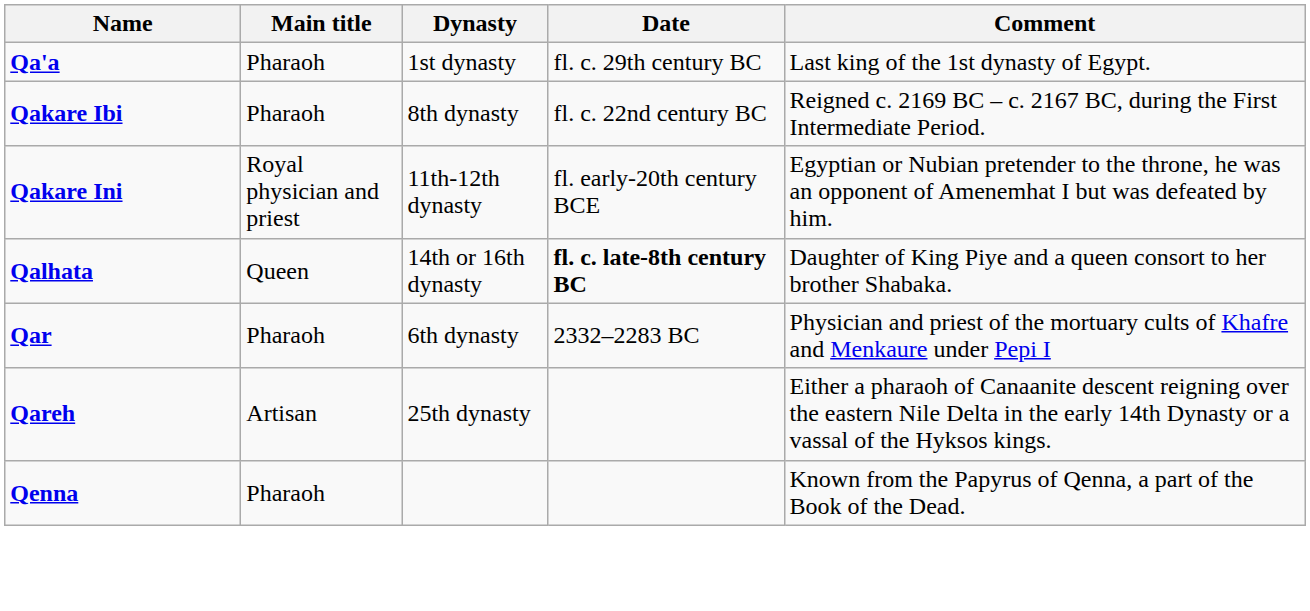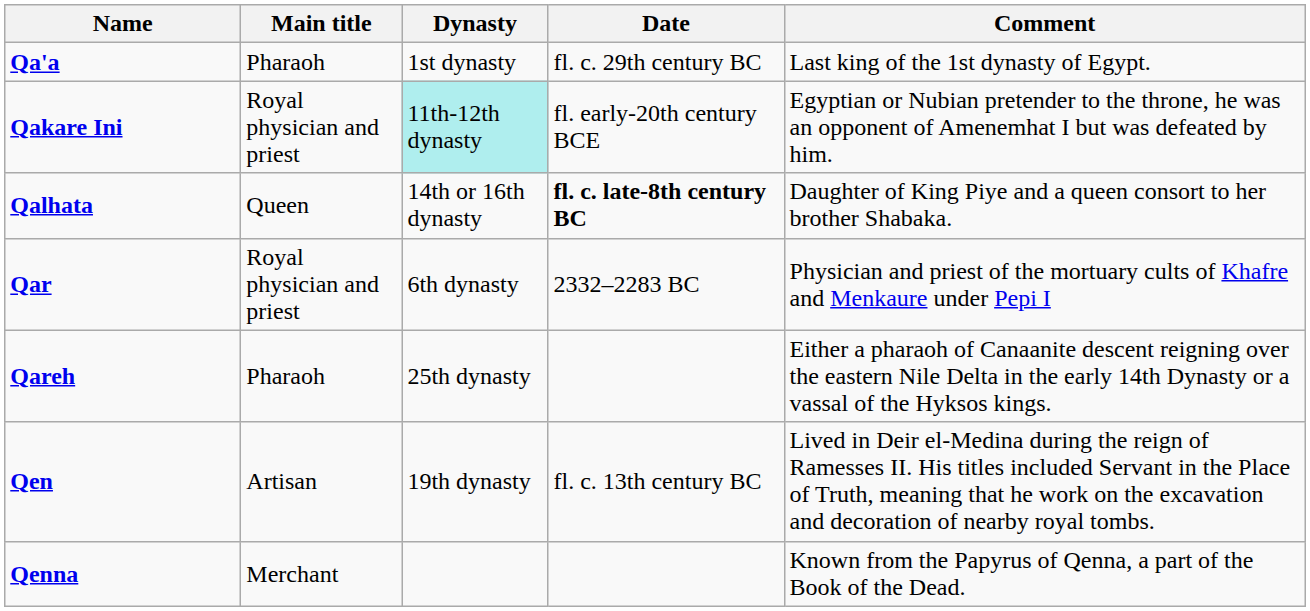- row: (66, 113)
(454, 191) no background -> (454, 126) paleturquoise background
(286, 335) Pharaoh -> (313, 283) Royal physician and priest
(282, 413) Artisan -> (286, 375) Pharaoh
+ row: (32, 481)
(286, 492) Pharaoh -> (292, 573) Merchant
